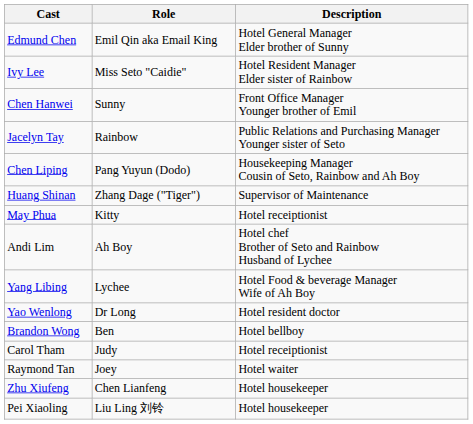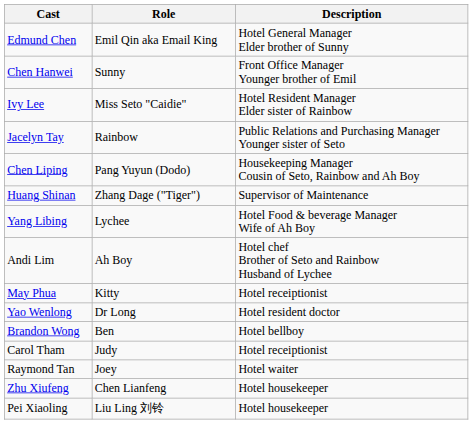rows swapped: (26, 72) <-> (40, 104)
rows swapped: (32, 214) <-> (37, 286)
